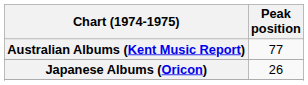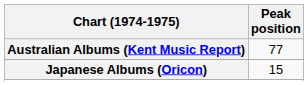(276, 69) 26 -> (276, 69) 15
